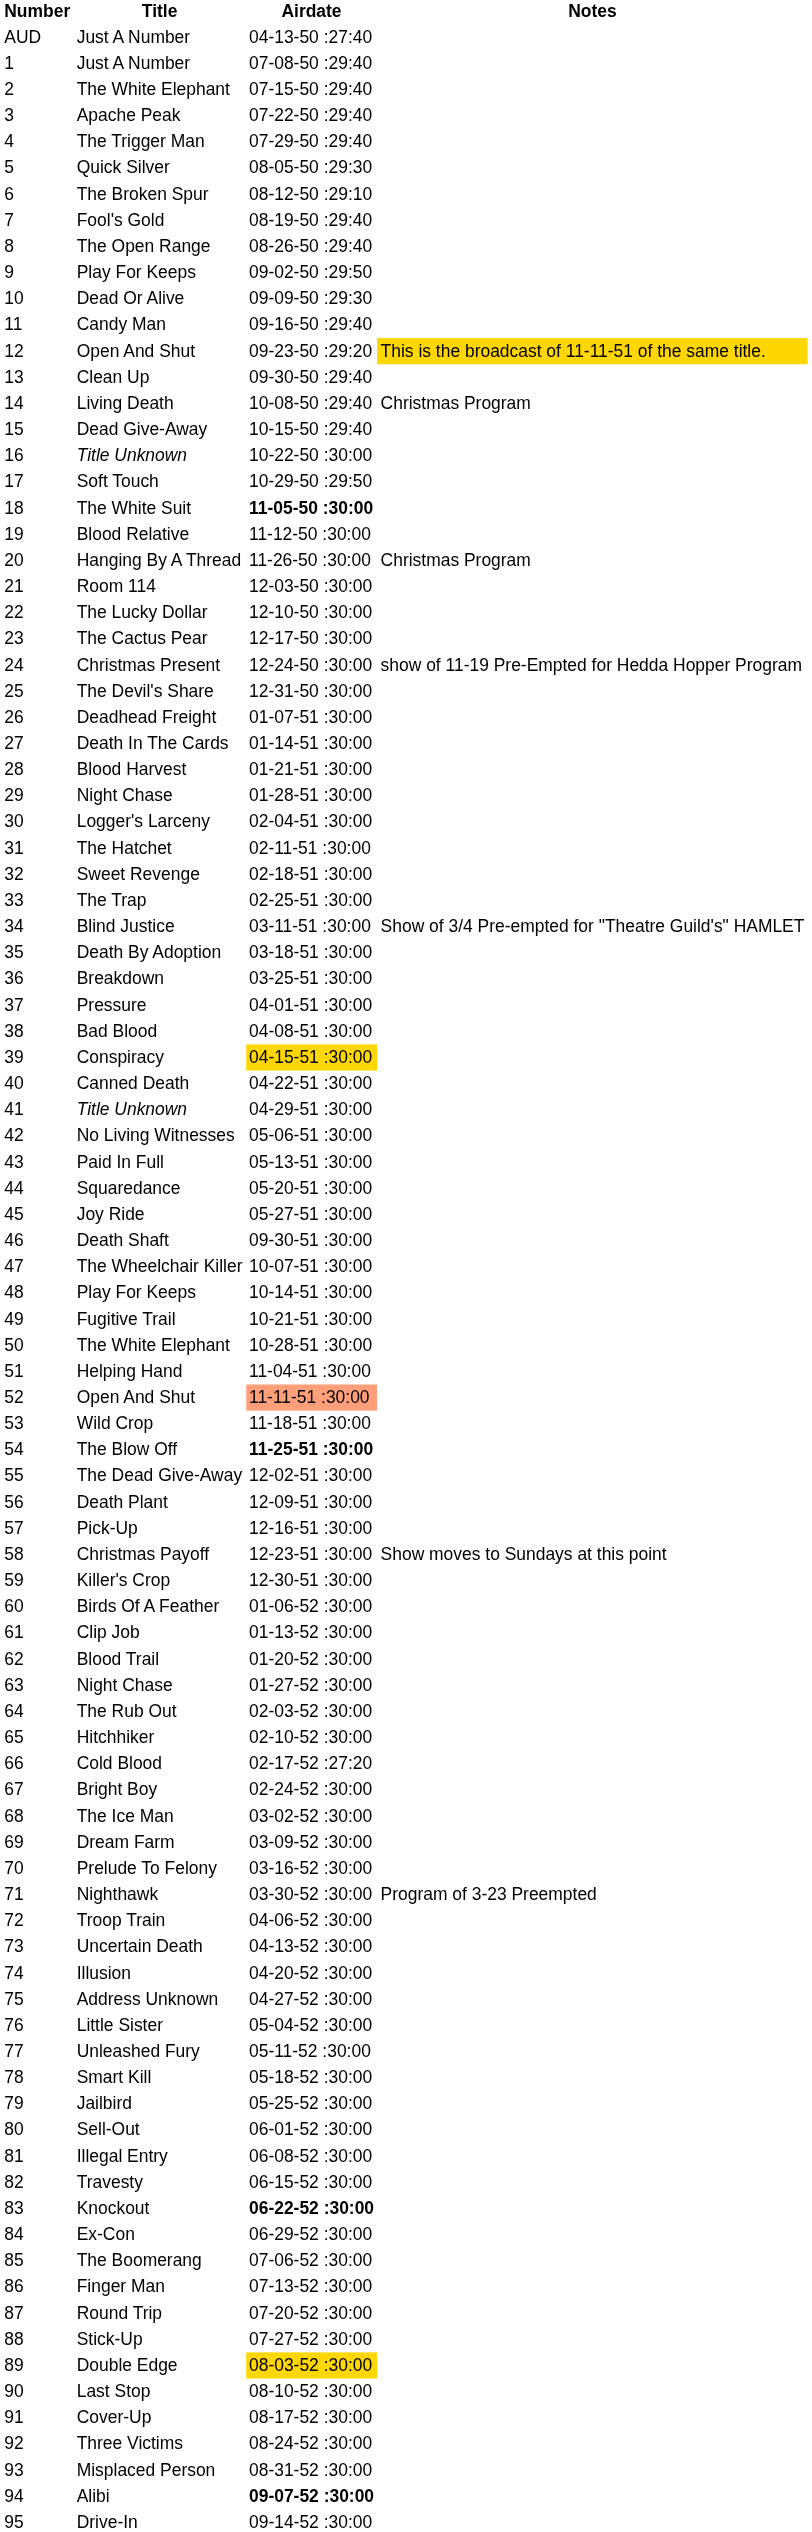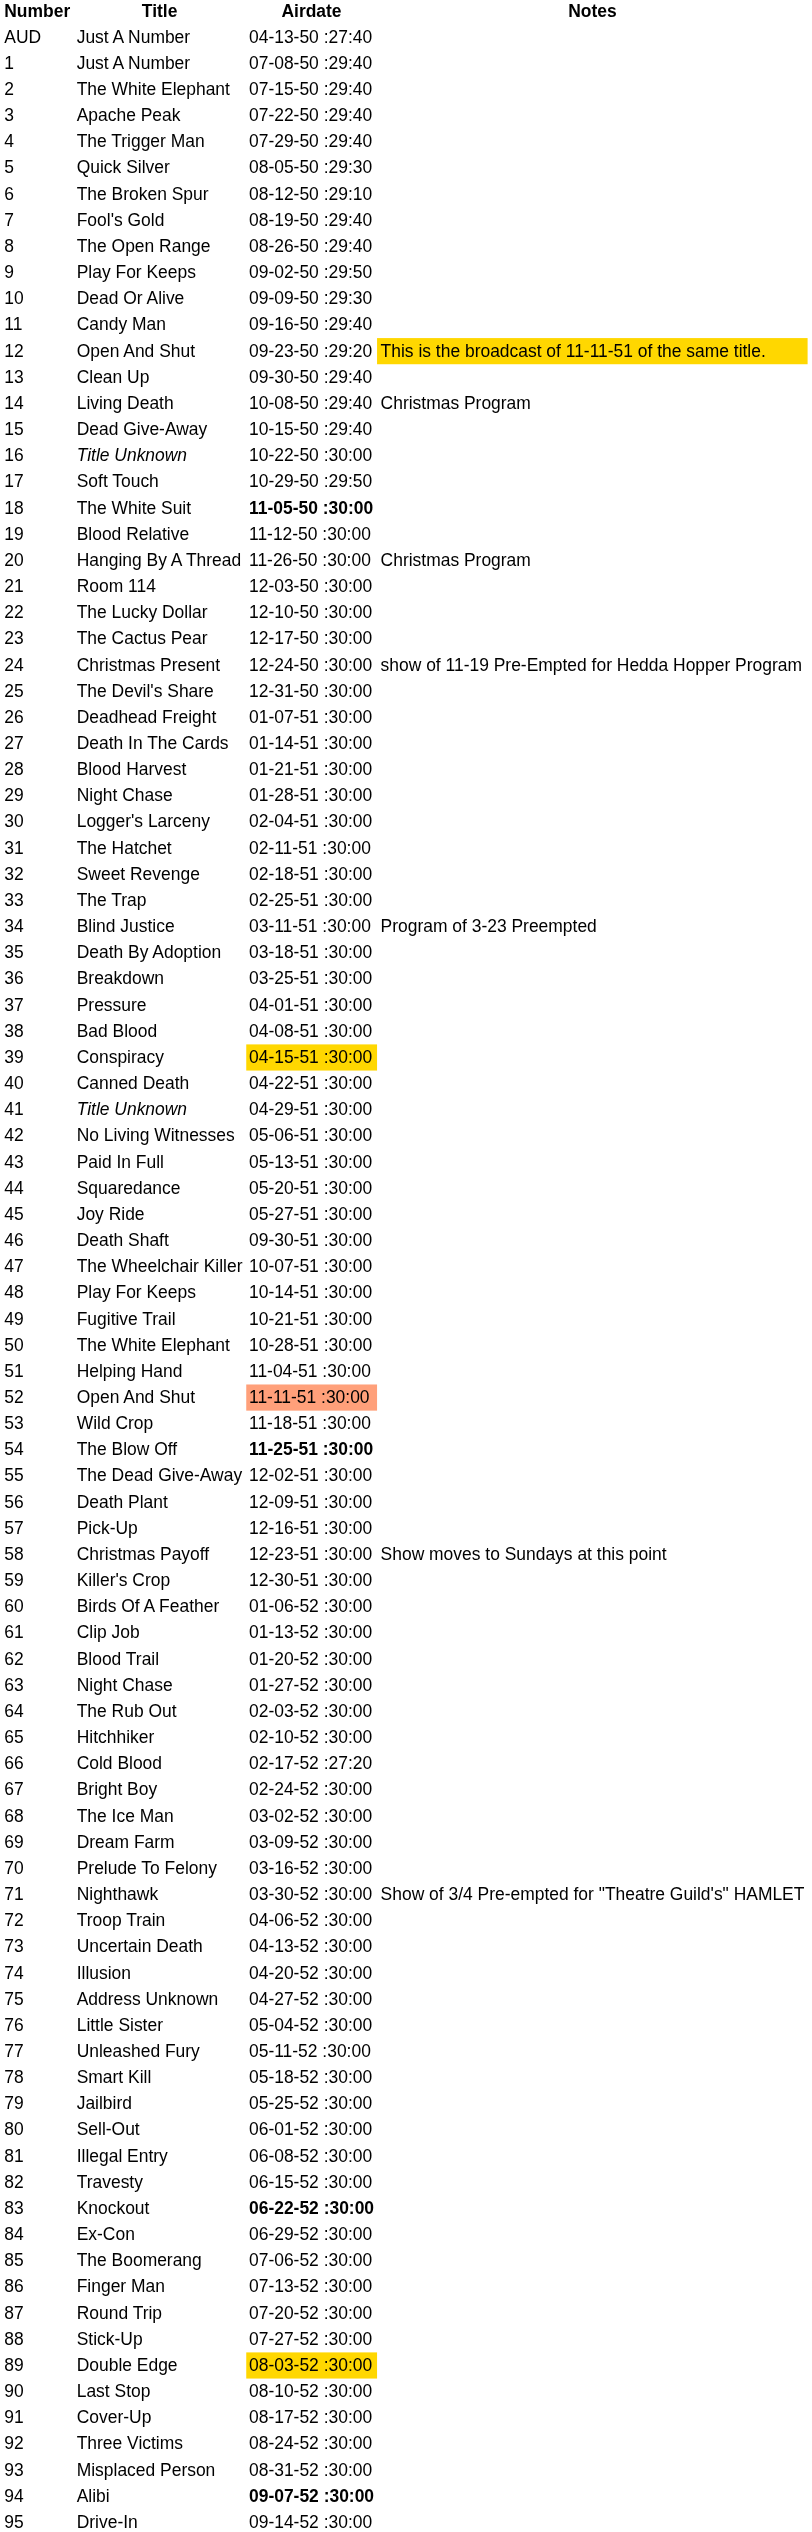(593, 926) Show of 3/4 Pre-empted for "Theatre Guild's" HAMLET -> (489, 926) Program of 3-23 Preempted
(489, 1894) Program of 3-23 Preempted -> (593, 1894) Show of 3/4 Pre-empted for "Theatre Guild's" HAMLET
